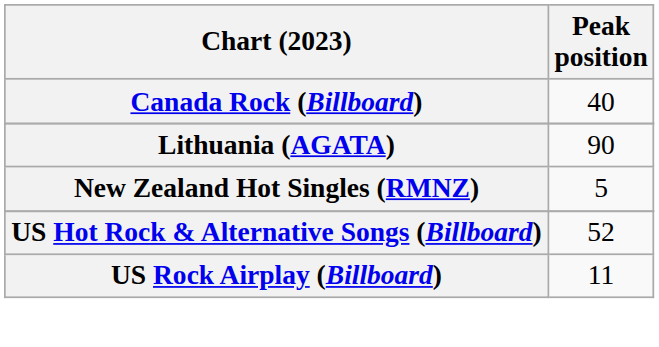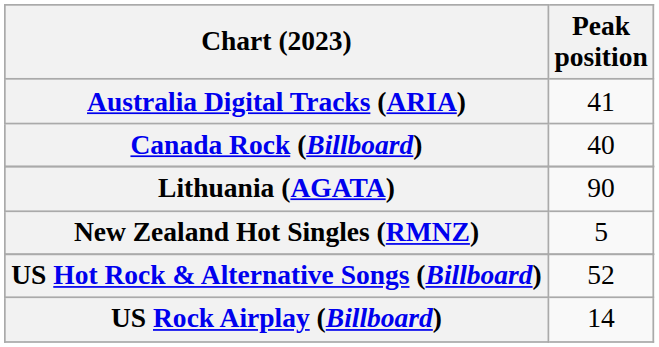+ row: (276, 100)
(601, 275) 11 -> (601, 319) 14
